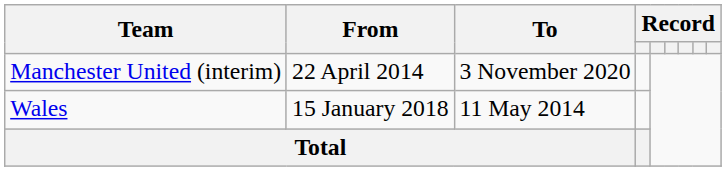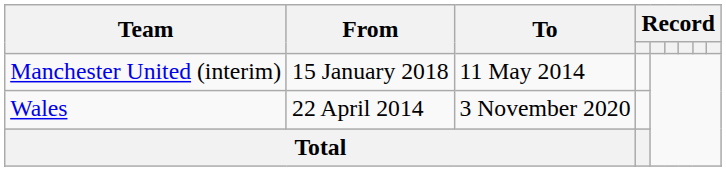(358, 71) 22 April 2014 -> (370, 71) 15 January 2018
(545, 71) 3 November 2020 -> (522, 71) 11 May 2014
(370, 109) 15 January 2018 -> (358, 109) 22 April 2014
(522, 109) 11 May 2014 -> (545, 109) 3 November 2020
